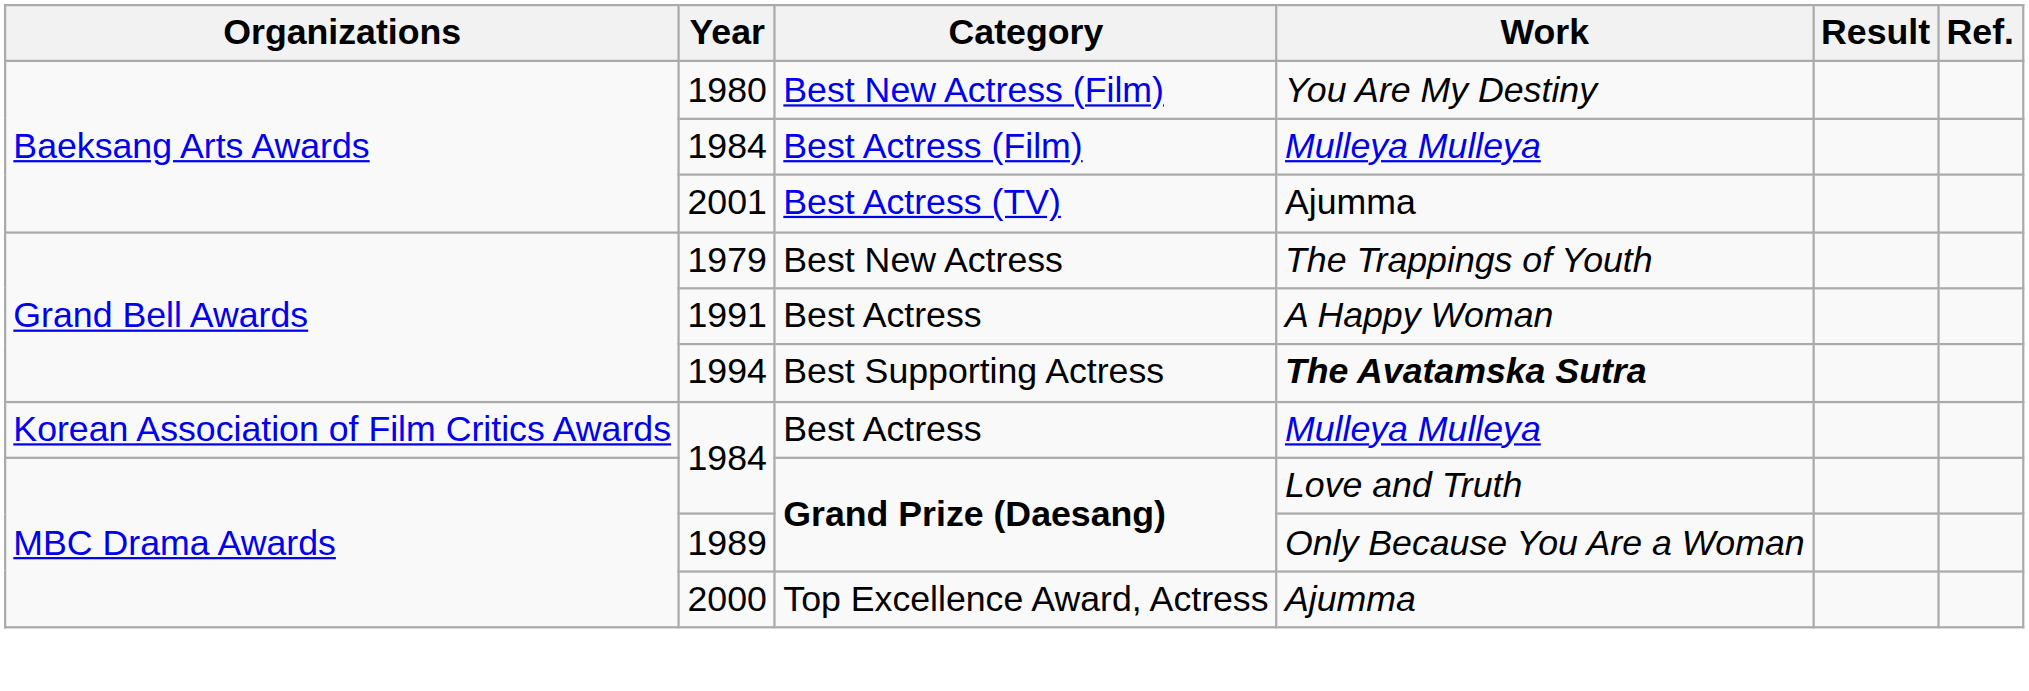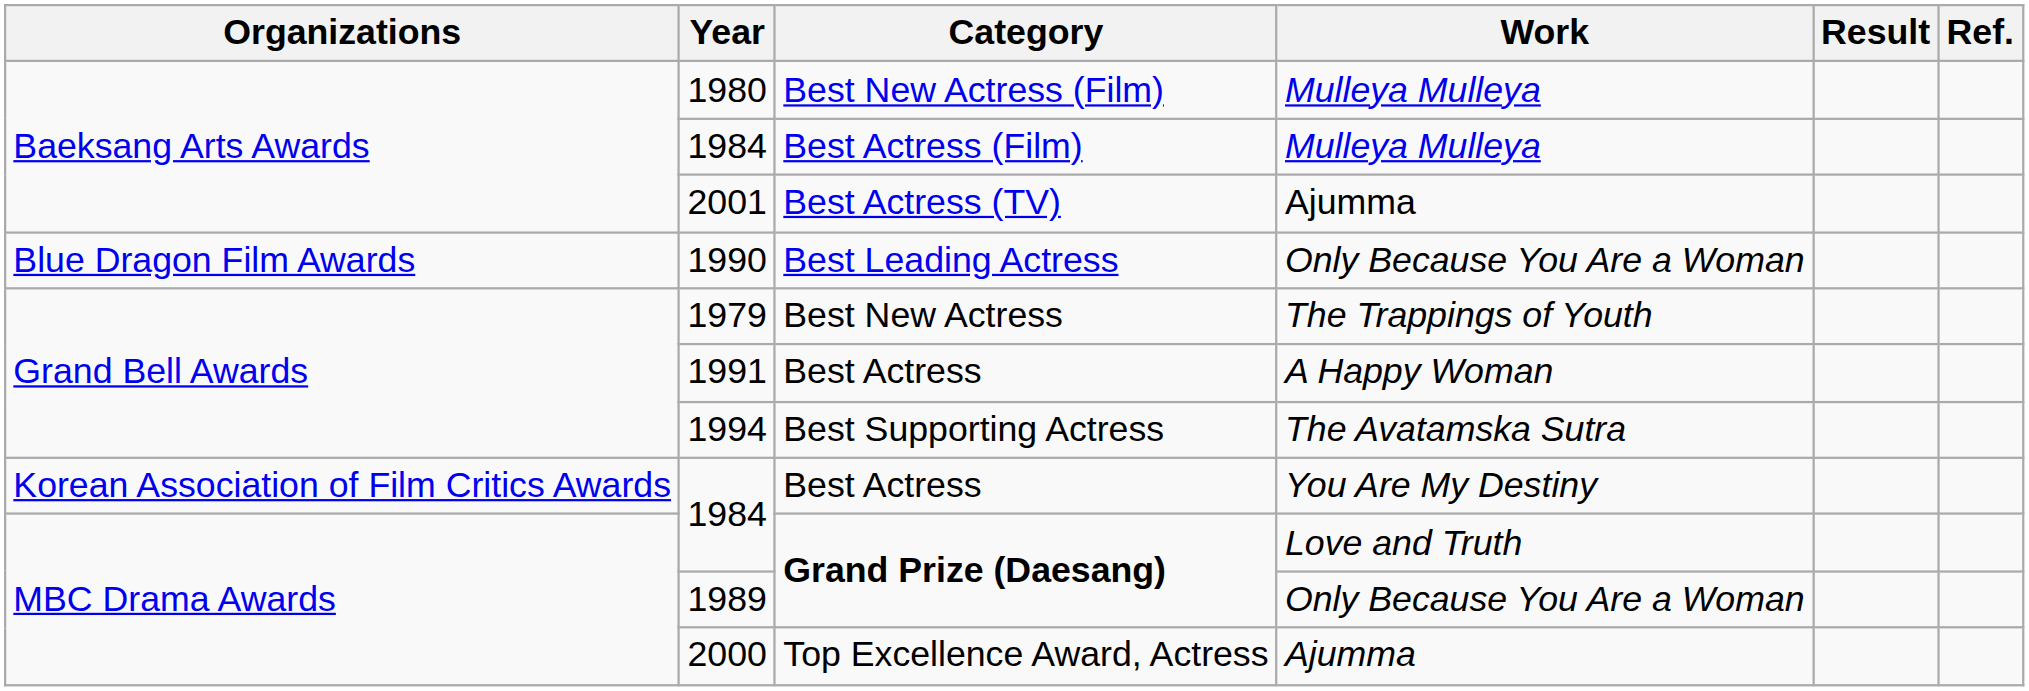(1441, 89) You Are My Destiny -> (1413, 89) Mulleya Mulleya
+ row: (727, 259)
(1466, 372) bold -> (1456, 428) normal
(1413, 428) Mulleya Mulleya -> (1441, 485) You Are My Destiny
